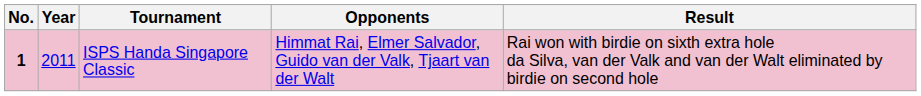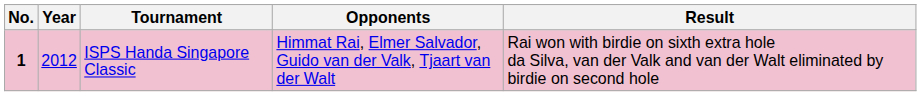(58, 60) 2011 -> (59, 60) 2012
